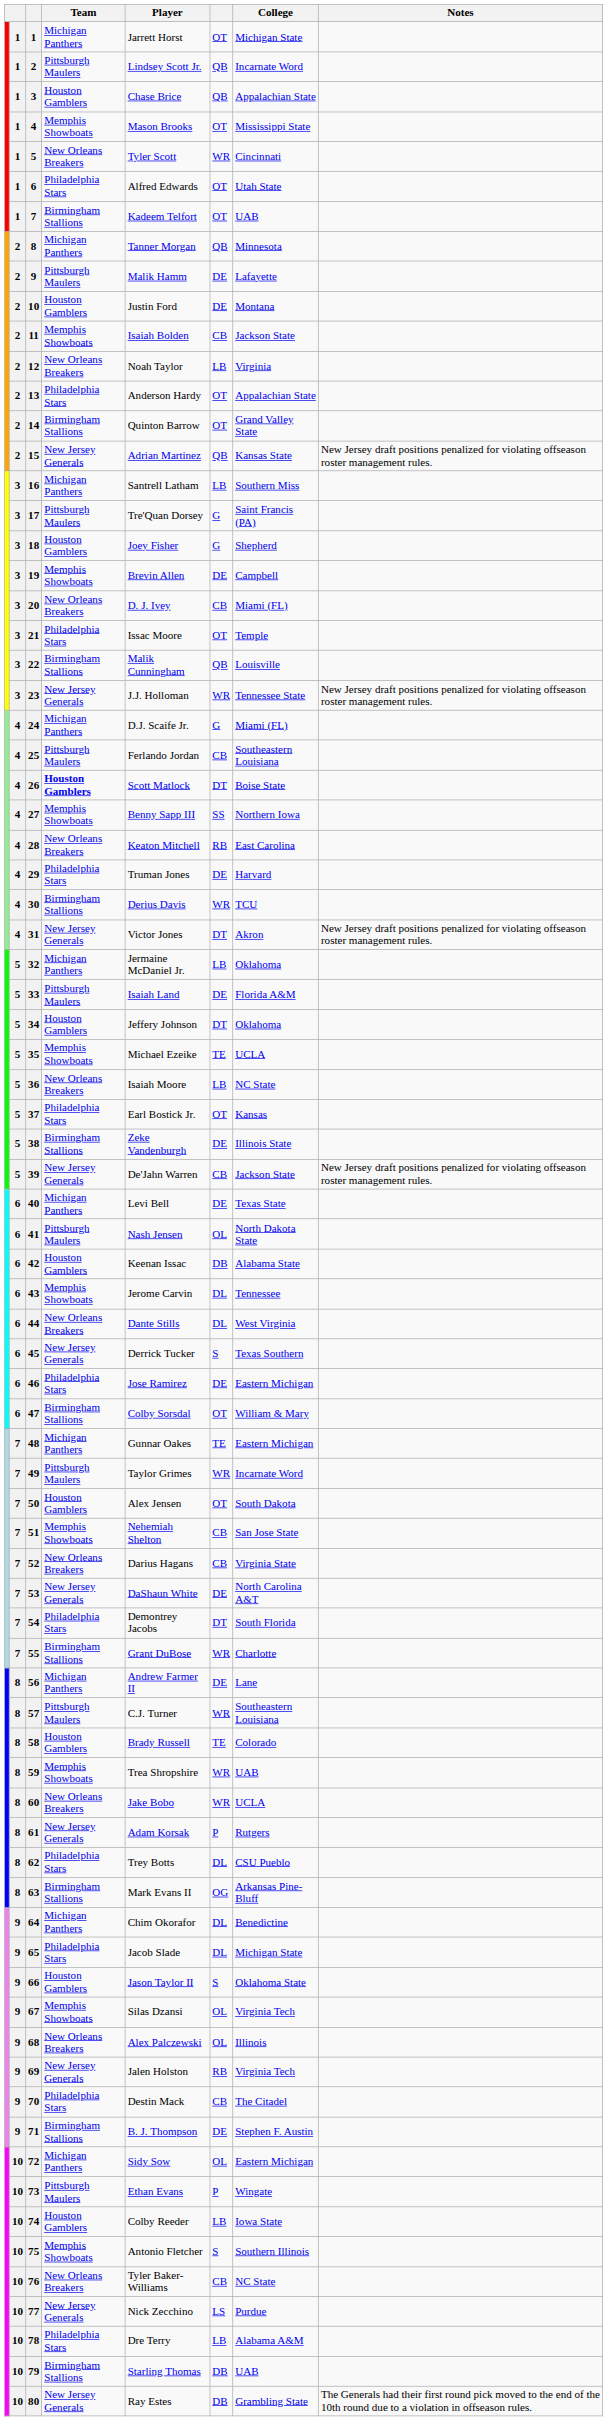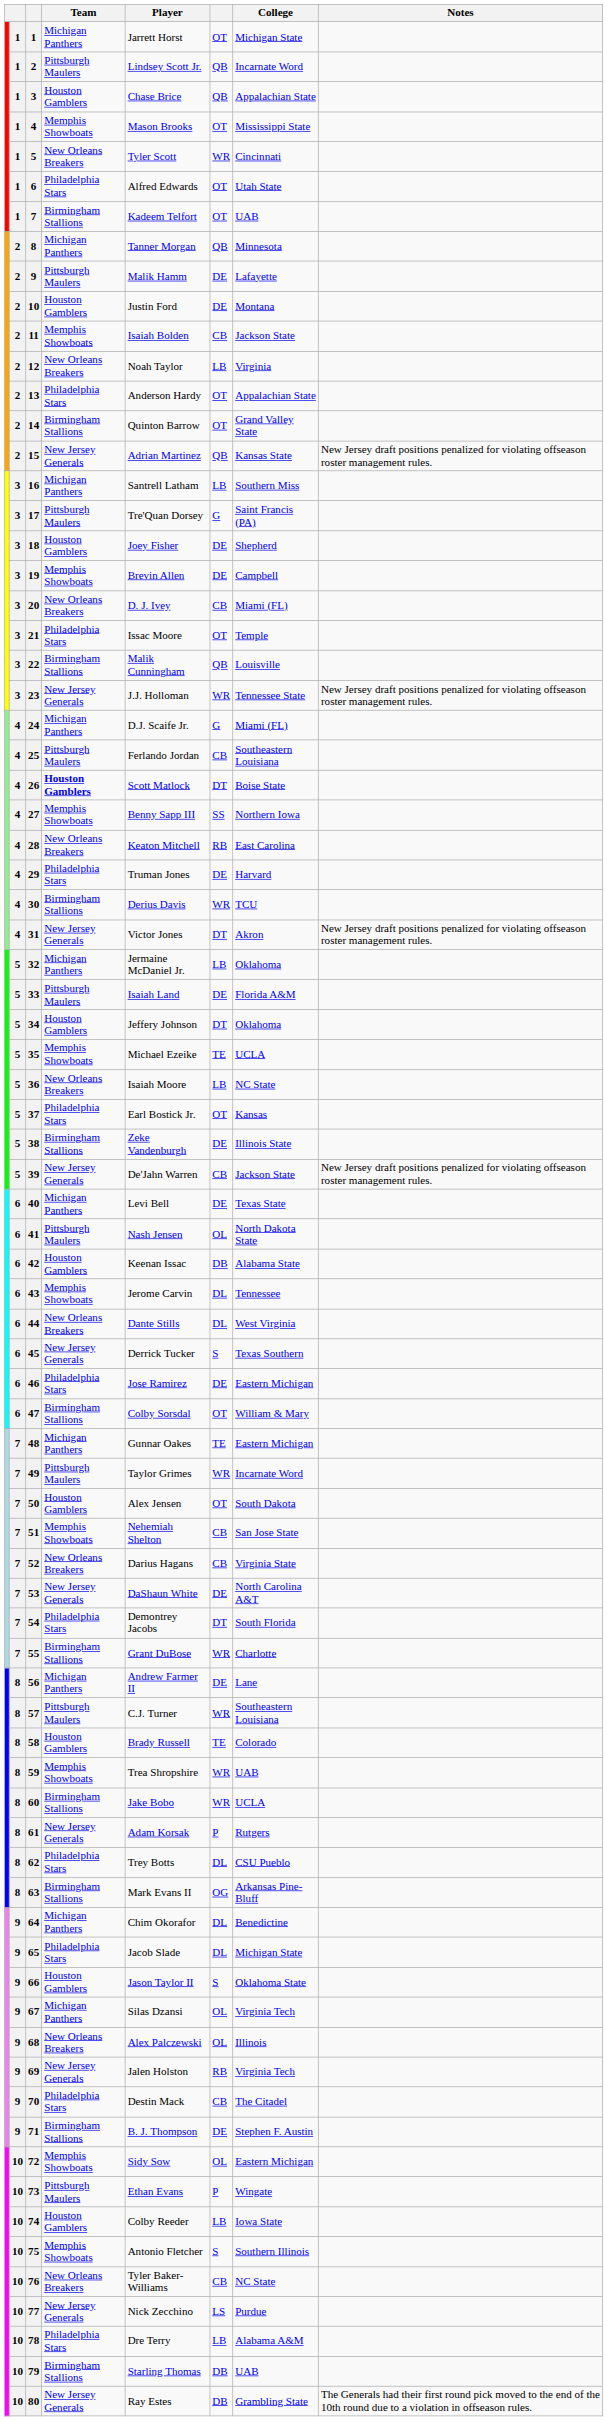(216, 545) G -> (220, 545) DE
(73, 1802) New Orleans Breakers -> (72, 1802) Birmingham Stallions
(68, 2012) Memphis Showboats -> (65, 2012) Michigan Panthers
(65, 2161) Michigan Panthers -> (68, 2161) Memphis Showboats
